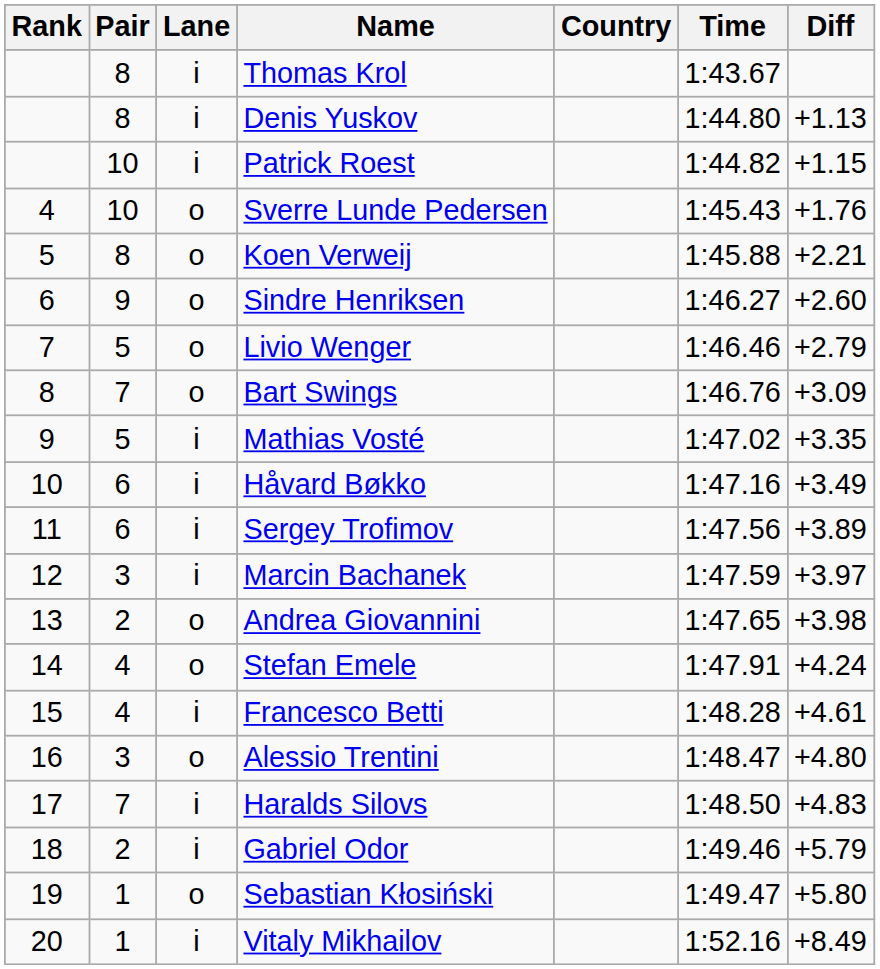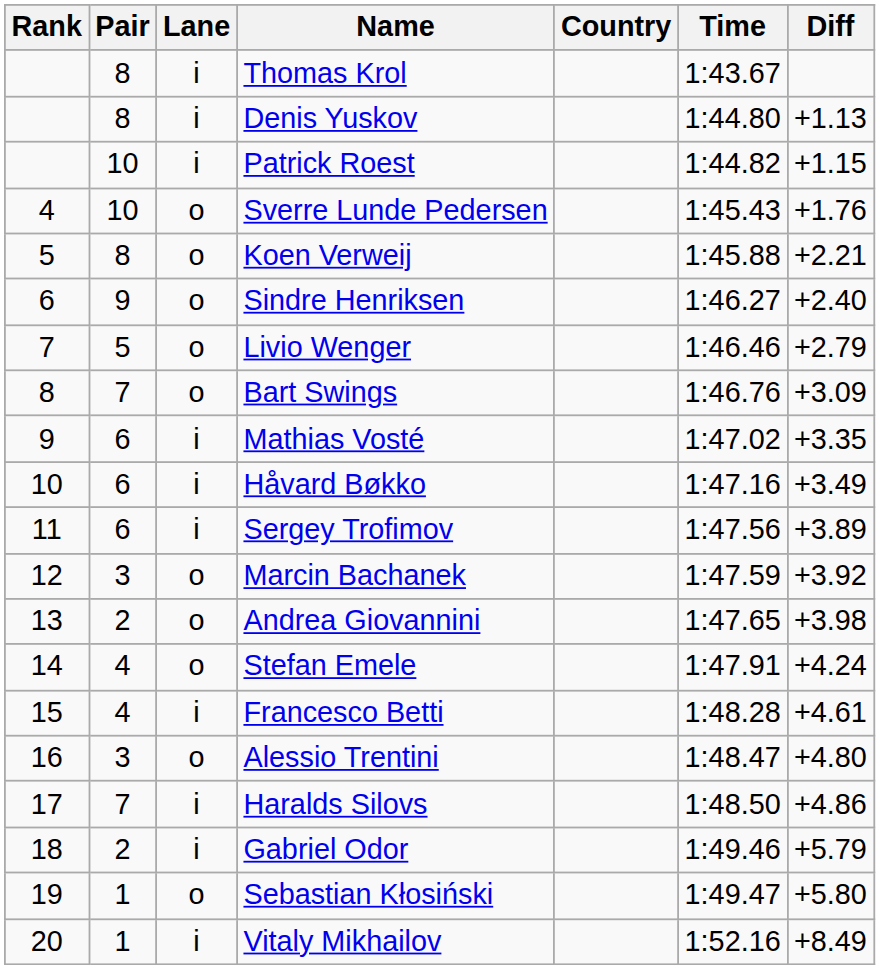(830, 301) +2.60 -> (830, 301) +2.40
(122, 438) 5 -> (122, 438) 6
(197, 575) i -> (197, 575) o
(830, 575) +3.97 -> (830, 575) +3.92
(830, 803) +4.83 -> (830, 803) +4.86
